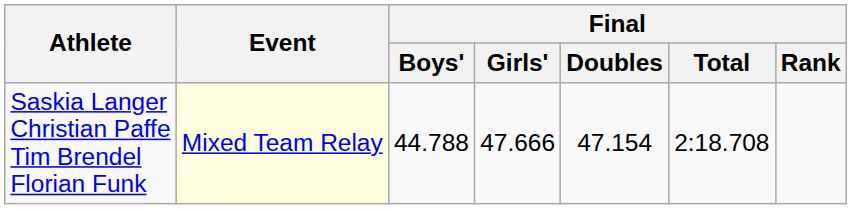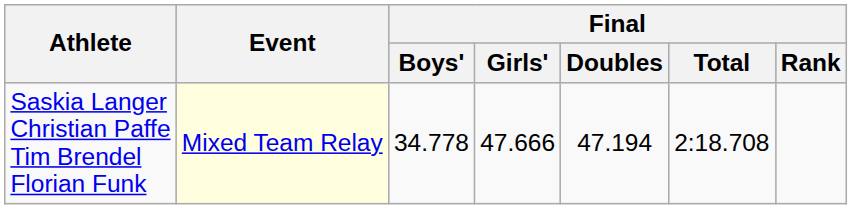(431, 142) 44.788 -> (431, 142) 34.778
(615, 142) 47.154 -> (615, 142) 47.194
